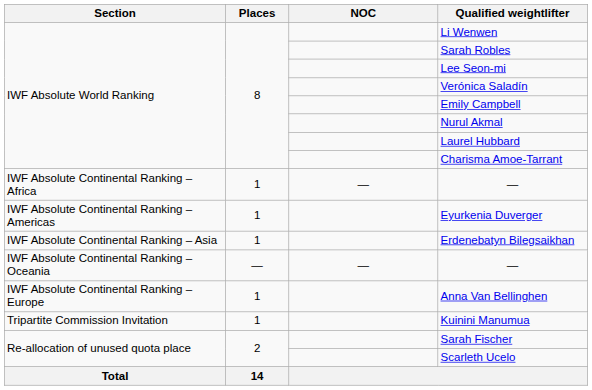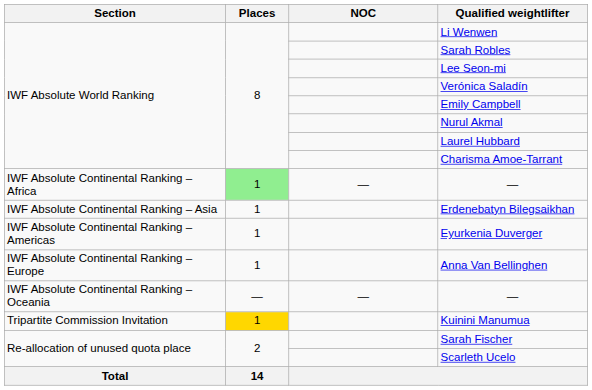(257, 184) no background -> (257, 184) lightgreen background
rows swapped: (100, 215) <-> (112, 240)
rows swapped: (100, 296) <-> (100, 265)
(257, 321) no background -> (257, 321) gold background
